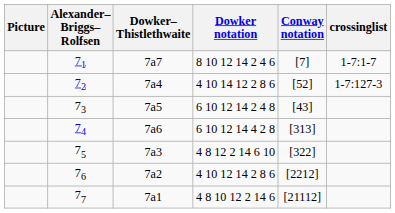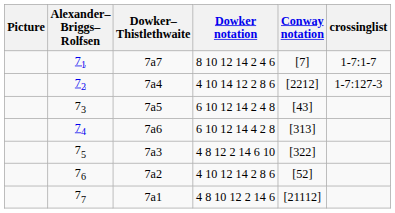(302, 84) [52] -> (302, 84) [2212]
(302, 174) [2212] -> (302, 174) [52]
